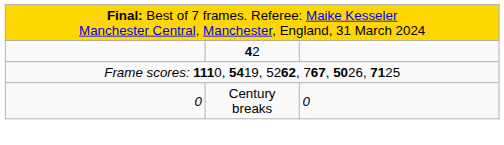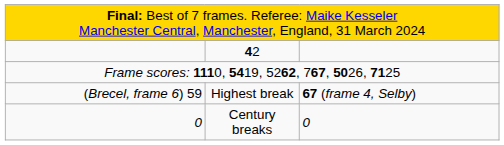+ row: (143, 94)
